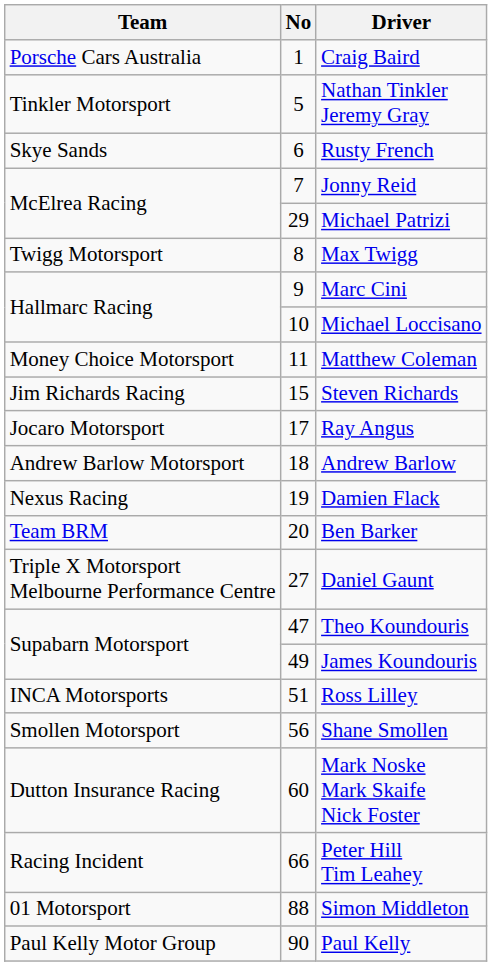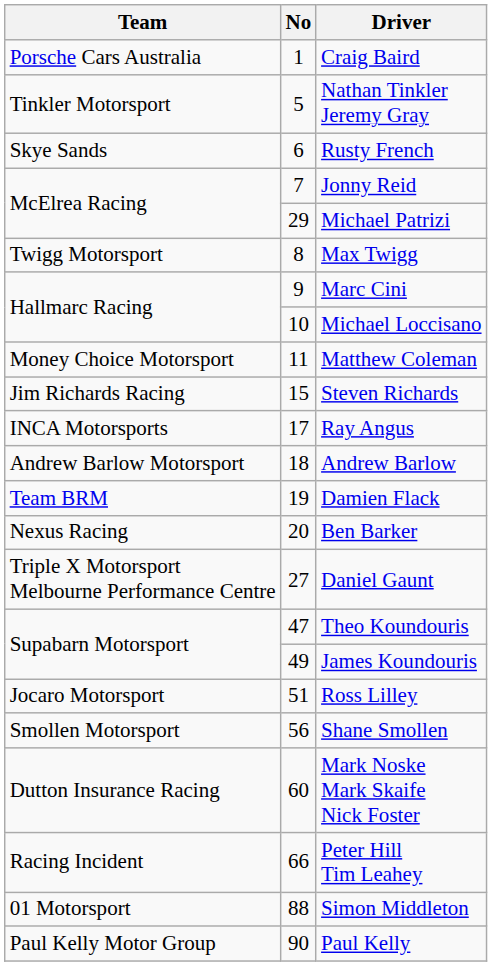(87, 428) Jocaro Motorsport -> (89, 428) INCA Motorsports
(69, 497) Nexus Racing -> (59, 497) Team BRM
(59, 532) Team BRM -> (69, 532) Nexus Racing
(89, 696) INCA Motorsports -> (87, 696) Jocaro Motorsport
